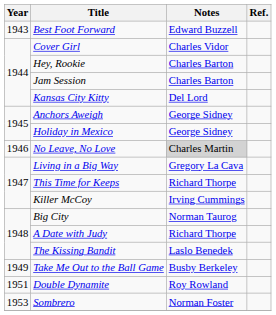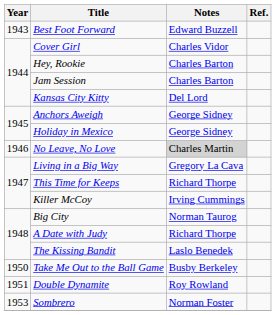(18, 268) 1949 -> (18, 268) 1950
